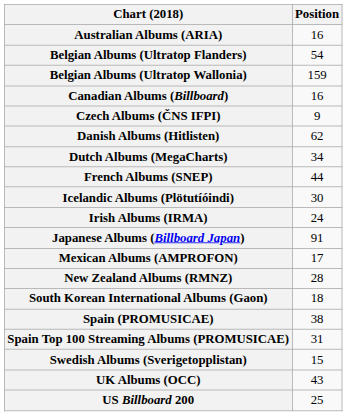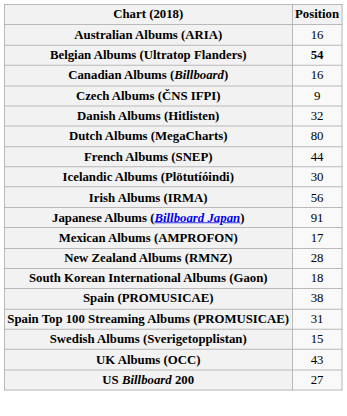(317, 55) normal -> (317, 55) bold
- row: (148, 75)
(317, 136) 62 -> (317, 116) 32
(317, 156) 34 -> (317, 136) 80
(317, 217) 24 -> (317, 197) 56
(317, 400) 25 -> (317, 380) 27
